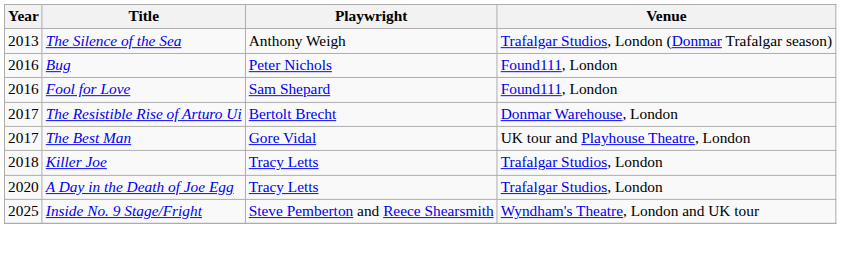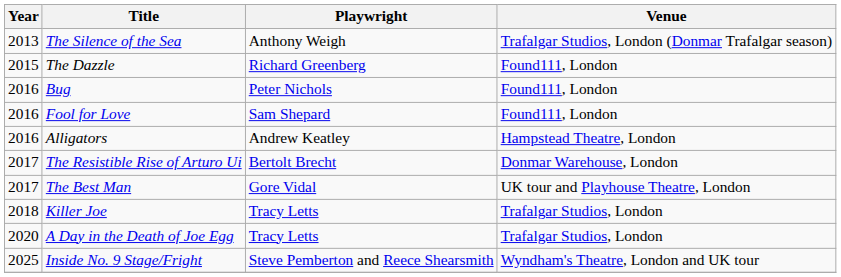+ row: (80, 65)
+ row: (77, 138)
